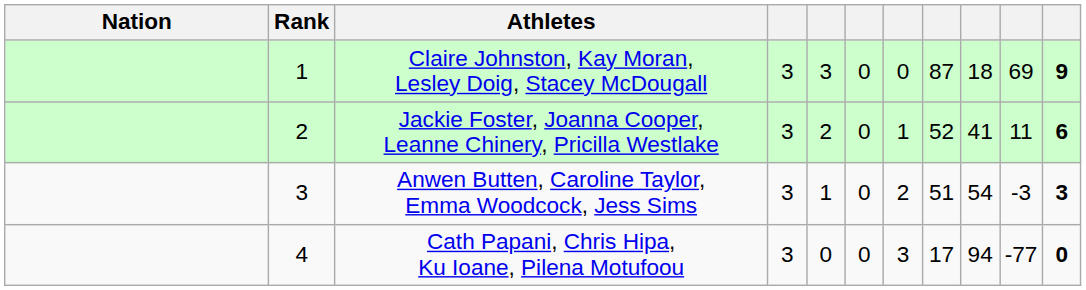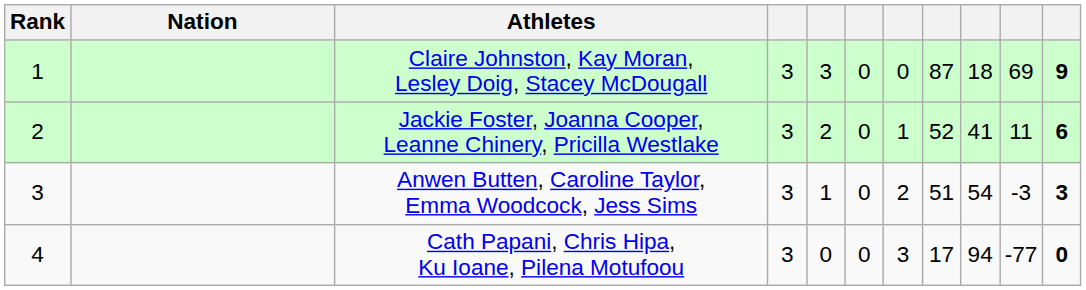columns swapped: (302, 22) <-> (137, 22)
